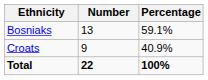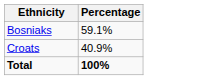- column: (109, 13)
